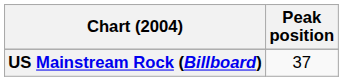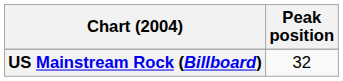(302, 62) 37 -> (302, 62) 32
